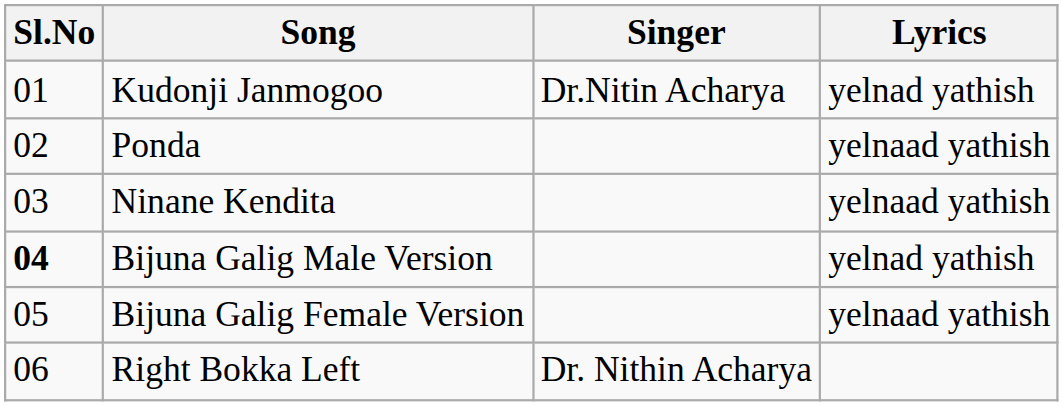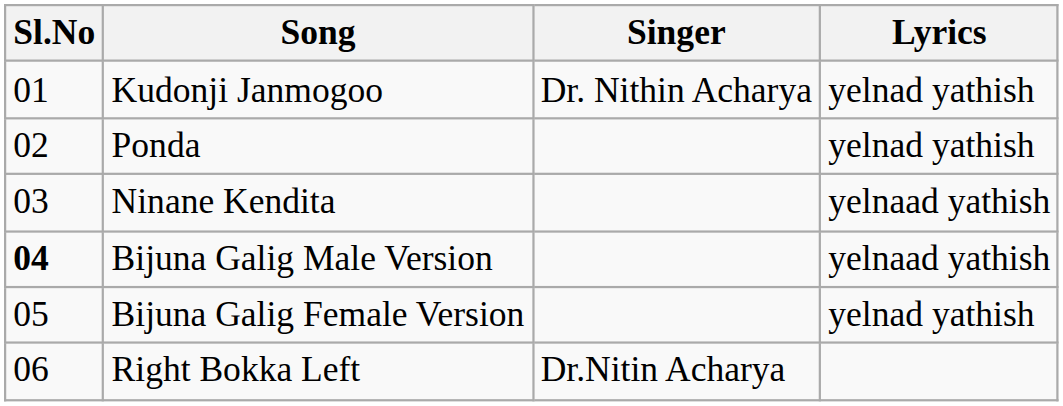(663, 88) Dr.Nitin Acharya -> (676, 88) Dr. Nithin Acharya
(939, 145) yelnaad yathish -> (931, 145) yelnad yathish
(931, 257) yelnad yathish -> (939, 257) yelnaad yathish
(939, 314) yelnaad yathish -> (931, 314) yelnad yathish
(676, 370) Dr. Nithin Acharya -> (663, 370) Dr.Nitin Acharya
